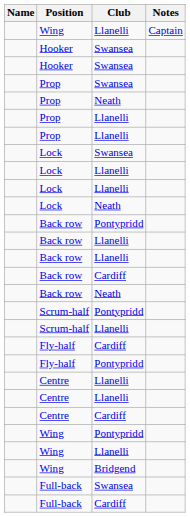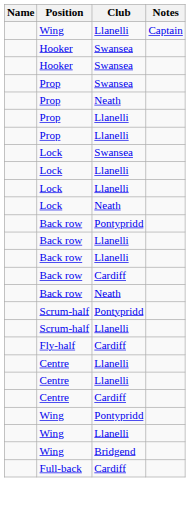- row: (57, 363)
- row: (61, 485)
